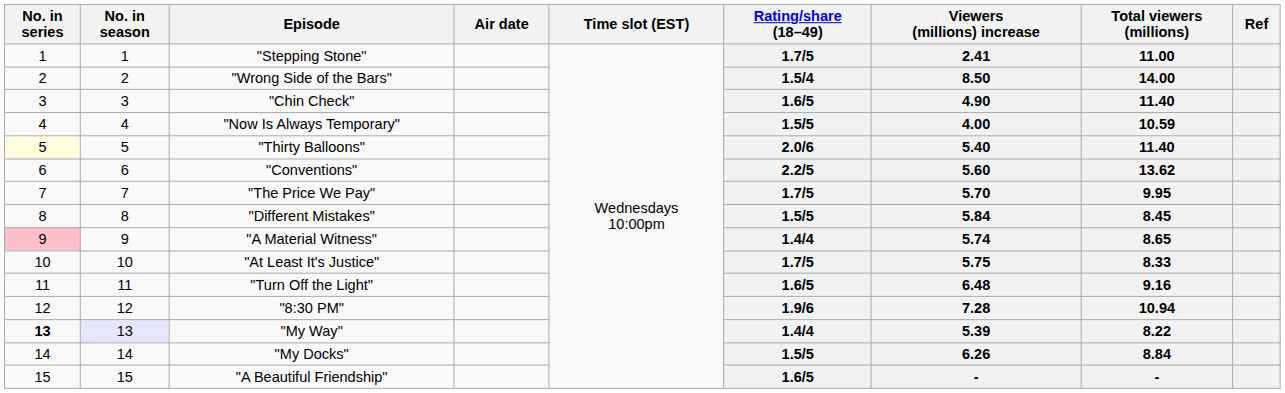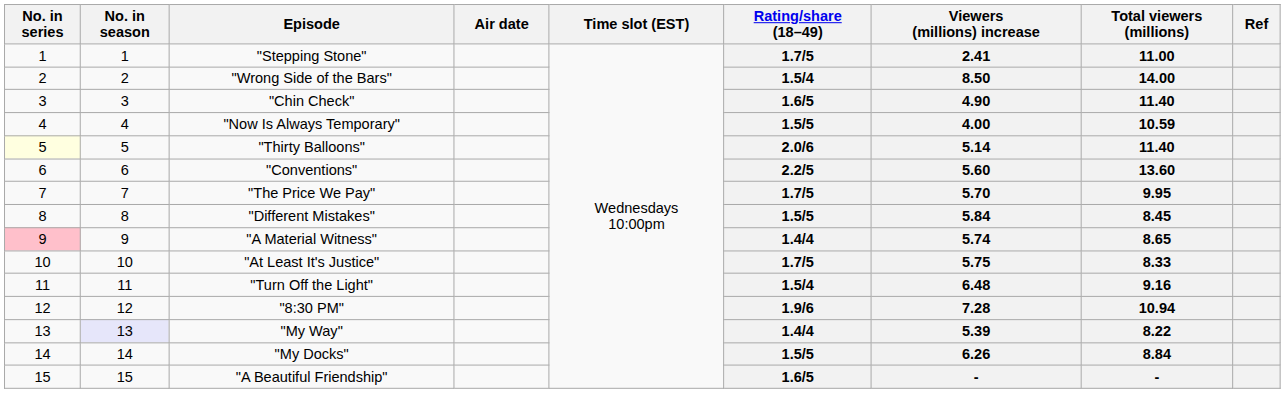(976, 147) 5.40 -> (976, 147) 5.14
(1157, 170) 13.62 -> (1157, 170) 13.60
(798, 285) 1.6/5 -> (798, 285) 1.5/4
(43, 331) bold -> (43, 331) normal
